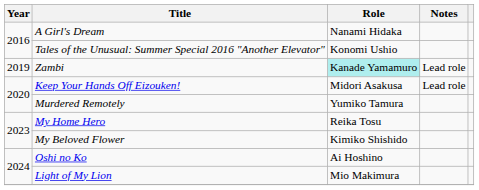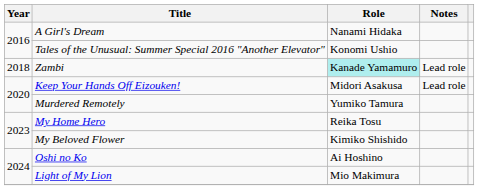(18, 67) 2019 -> (18, 67) 2018
